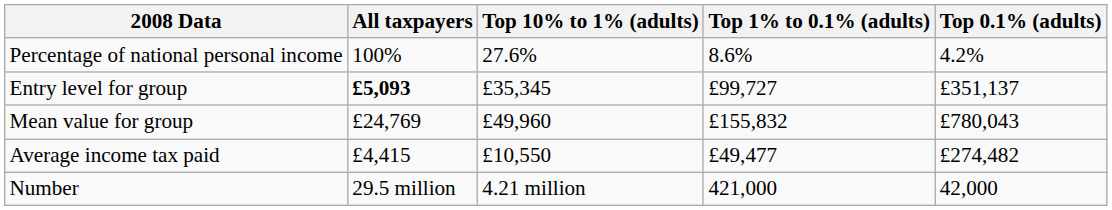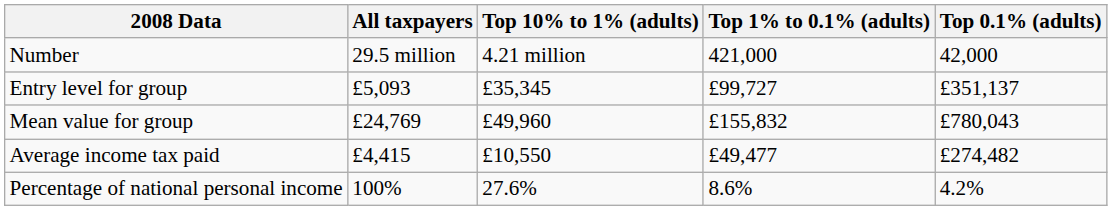rows swapped: (44, 188) <-> (176, 54)
(381, 88) bold -> (381, 88) normal
